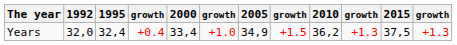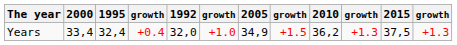columns swapped: (80, 14) <-> (183, 14)
